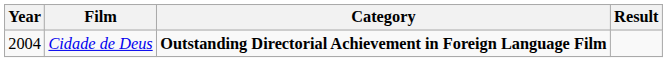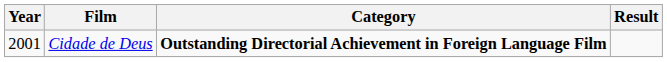(25, 43) 2004 -> (25, 43) 2001
